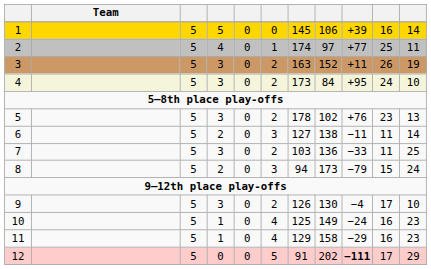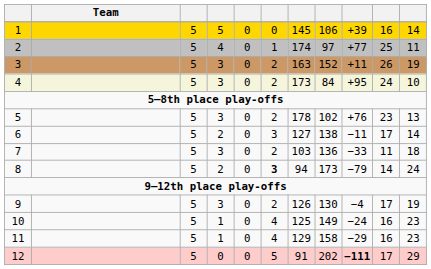(386, 135) 11 -> (386, 135) 17
(413, 152) 25 -> (413, 152) 18
(274, 170) normal -> (274, 170) bold
(386, 170) 15 -> (386, 170) 14
(413, 204) 10 -> (413, 204) 19
